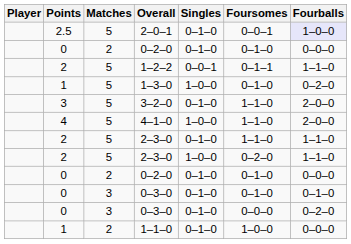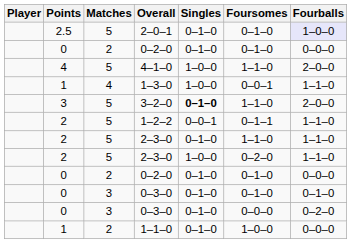(257, 31) 0–0–1 -> (257, 31) 0–1–0
rows swapped: (64, 67) <-> (64, 121)
(109, 85) 5 -> (109, 85) 4
(257, 85) 0–1–0 -> (257, 85) 0–0–1
(318, 85) 0–2–0 -> (318, 85) 1–1–0
(201, 103) normal -> (201, 103) bold
